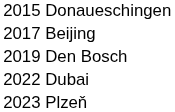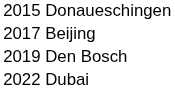- row: (45, 102)
